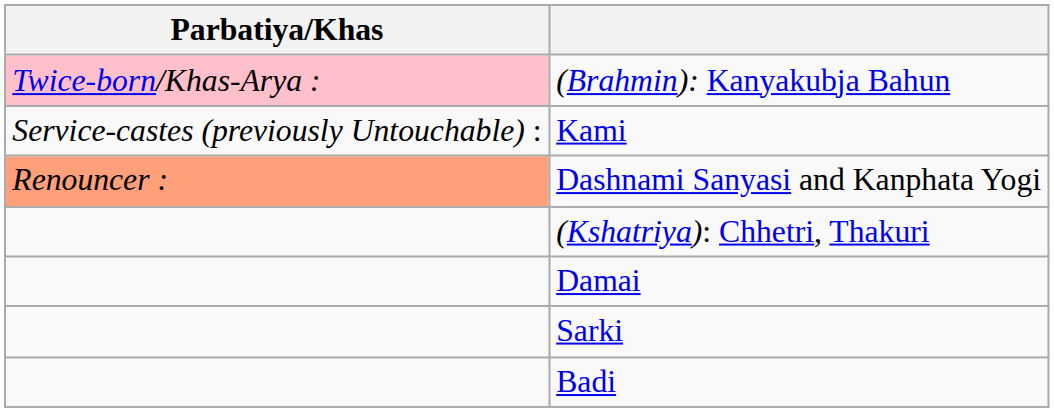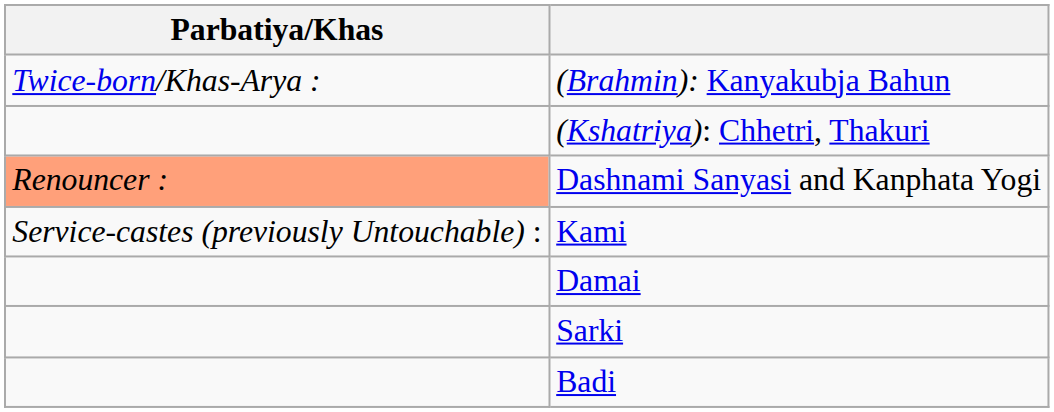(166, 79) pink background -> (166, 79) no background
rows swapped: (743, 230) <-> (591, 130)
